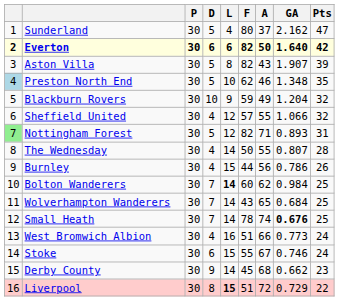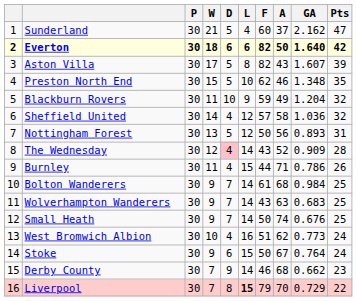+ column: (212, 13)
(247, 30) 80 -> (265, 30) 60
(292, 64) 1.907 -> (310, 64) 1.607
(13, 82) lightblue background -> (13, 82) no background
(265, 116) 55 -> (282, 116) 58
(292, 116) 1.066 -> (310, 116) 1.036
(13, 133) lightgreen background -> (13, 133) no background
(247, 133) 82 -> (265, 133) 50
(265, 133) 71 -> (282, 133) 56
(212, 150) no background -> (229, 150) pink background
(247, 150) 50 -> (265, 150) 43
(265, 150) 55 -> (282, 150) 52
(292, 150) 0.807 -> (310, 150) 0.909
(265, 167) 56 -> (282, 167) 71
(229, 185) bold -> (247, 185) normal
(247, 185) 60 -> (265, 185) 61
(265, 185) 62 -> (282, 185) 68
(265, 202) 65 -> (282, 202) 63
(292, 202) 0.684 -> (310, 202) 0.683
(247, 219) 78 -> (265, 219) 50
(292, 219) bold -> (310, 219) normal
(265, 236) 66 -> (282, 236) 62
(247, 253) 55 -> (265, 253) 50
(292, 253) 0.746 -> (310, 253) 0.764
(247, 270) 45 -> (265, 270) 46
(247, 288) 51 -> (265, 288) 79
(265, 288) 72 -> (282, 288) 70
